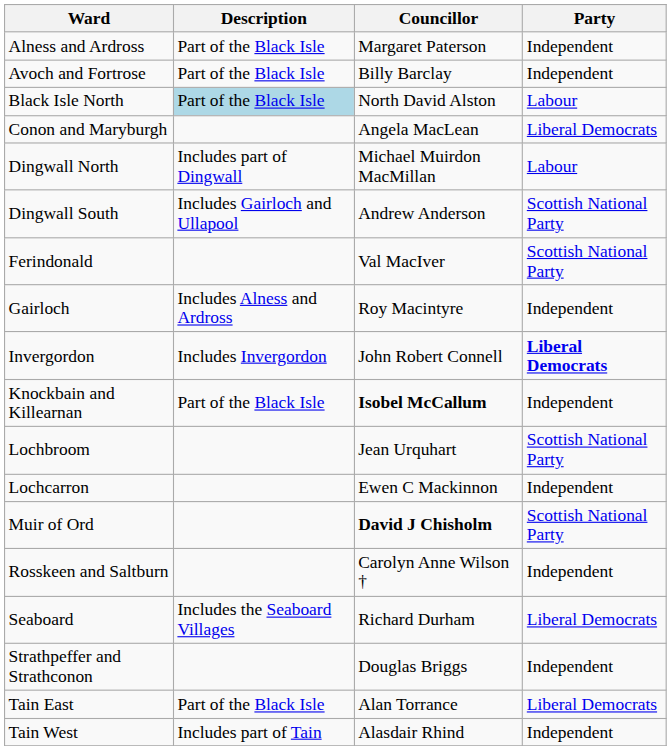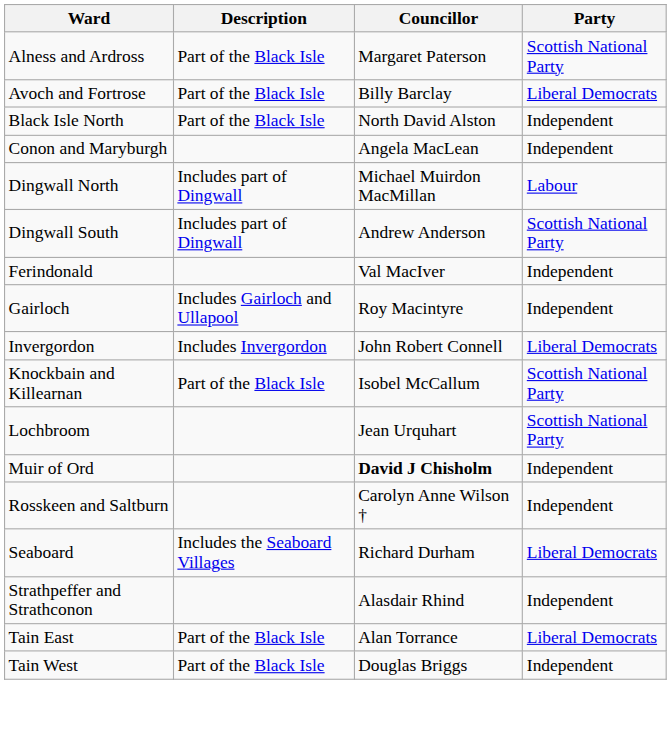(570, 45) Independent -> (587, 55) Scottish National Party
(570, 73) Independent -> (592, 93) Liberal Democrats
(251, 101) lightblue background -> (251, 120) no background
(552, 101) Labour -> (570, 120) Independent
(592, 128) Liberal Democrats -> (570, 148) Independent
(254, 213) Includes Gairloch and Ullapool -> (232, 233) Includes part of Dingwall
(587, 260) Scottish National Party -> (570, 270) Independent
(247, 308) Includes Alness and Ardross -> (254, 308) Includes Gairloch and Ullapool
(567, 355) bold -> (592, 345) normal
(422, 402) bold -> (419, 383) normal
(570, 402) Independent -> (587, 383) Scottish National Party
- row: (49, 487)
(587, 525) Scottish National Party -> (570, 467) Independent
(413, 666) Douglas Briggs -> (411, 599) Alasdair Rhind
(249, 732) Includes part of Tain -> (251, 665) Part of the Black Isle
(411, 732) Alasdair Rhind -> (413, 665) Douglas Briggs
